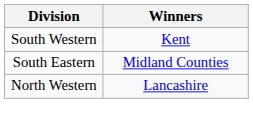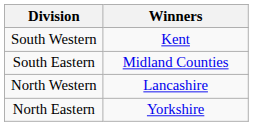+ row: (54, 109)
